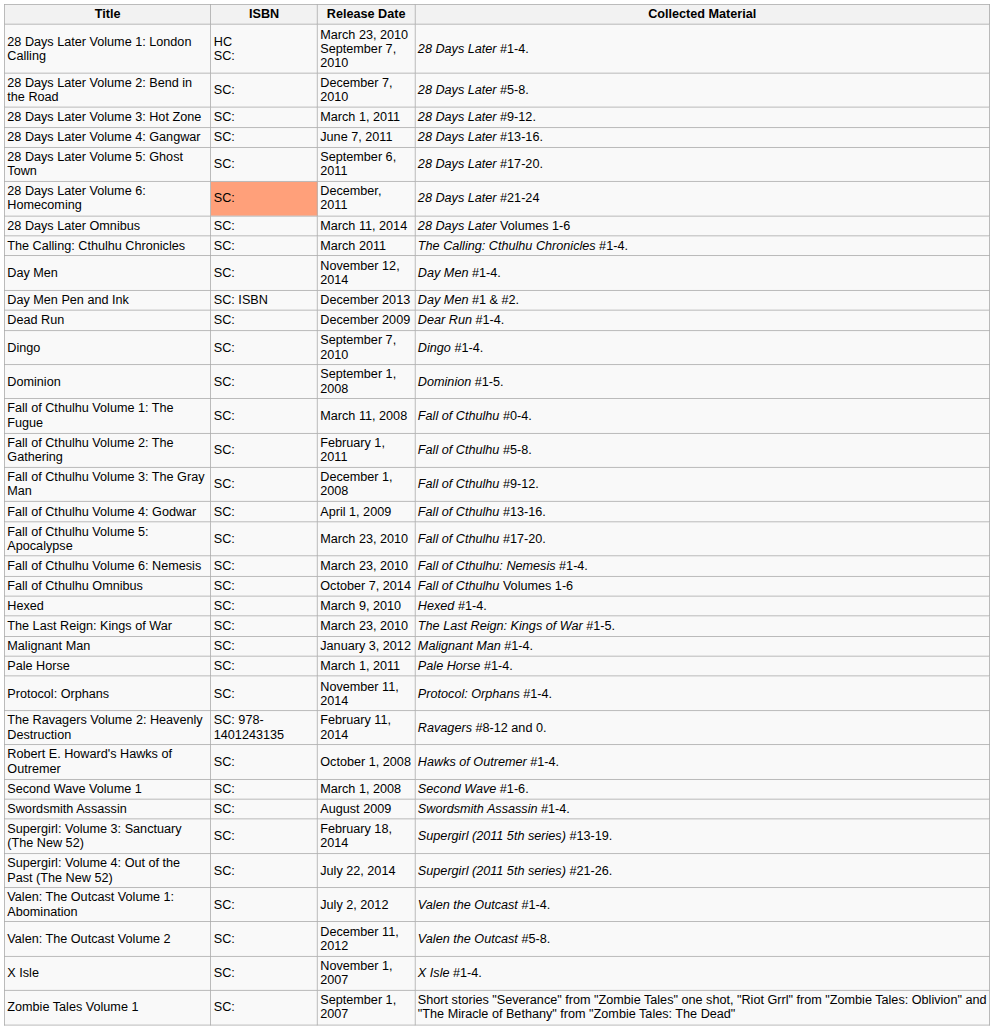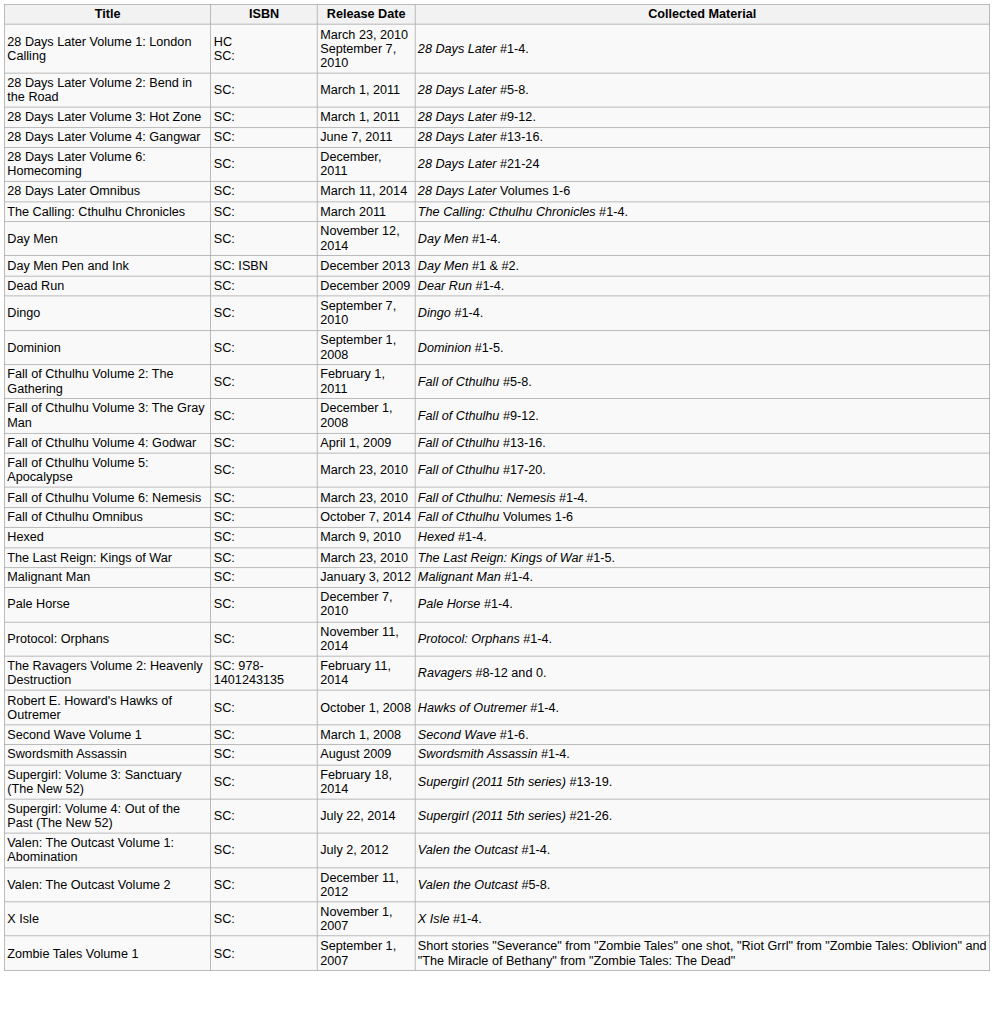(356, 90) December 7, 2010 -> (360, 90) March 1, 2011
- row: (95, 164)
(224, 198) lightsalmon background -> (224, 164) no background
- row: (90, 416)
(360, 666) March 1, 2011 -> (356, 604) December 7, 2010
